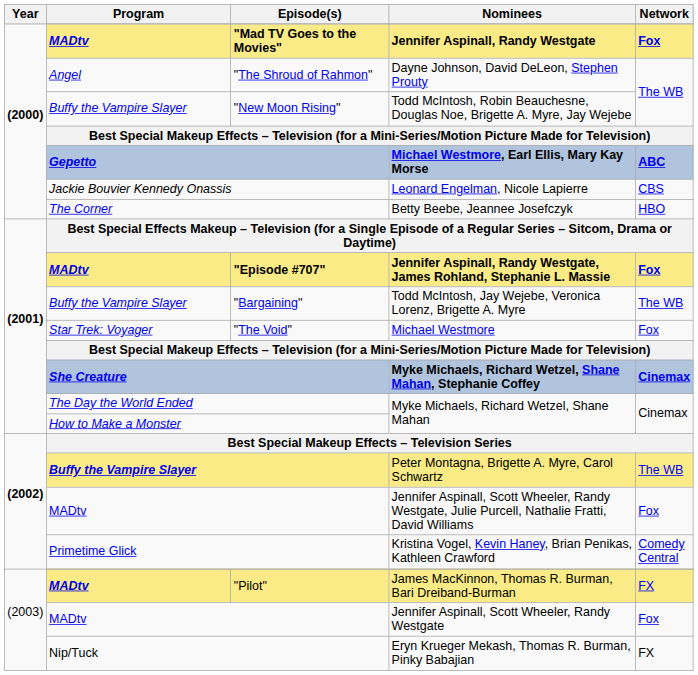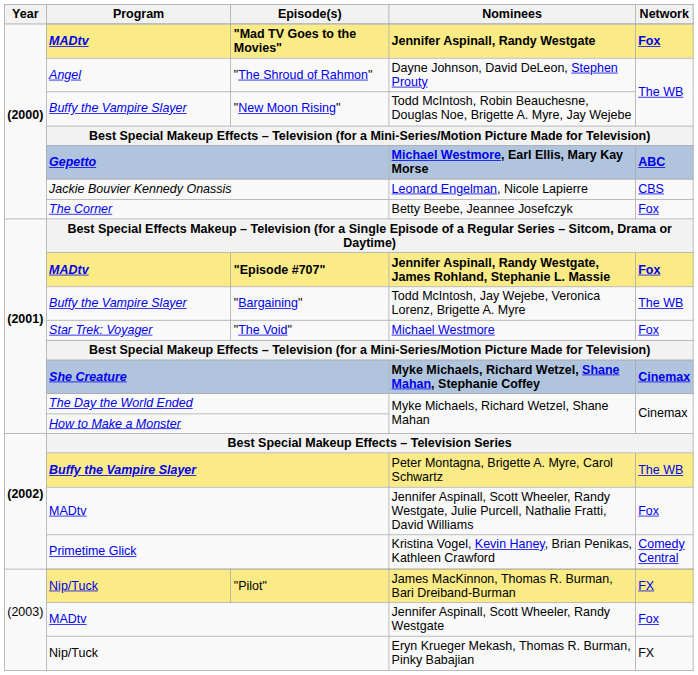(652, 209) HBO -> (649, 209) Fox
(69, 585) MADtv -> (73, 585) Nip/Tuck
